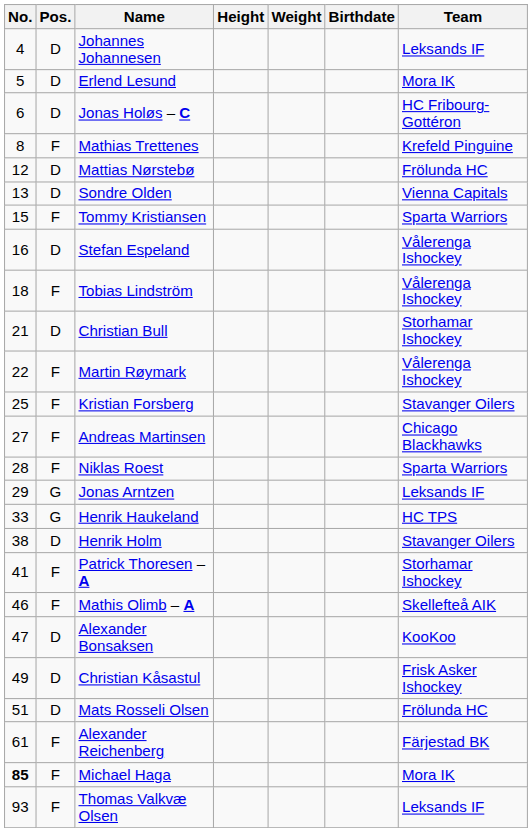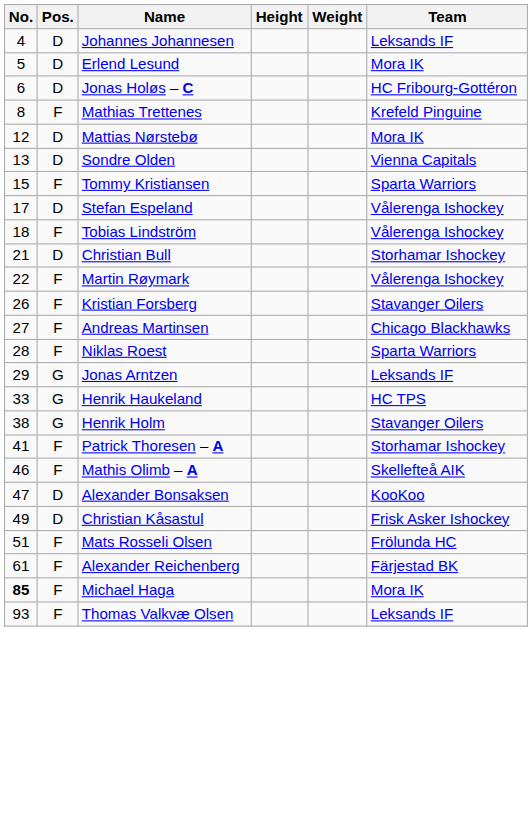- column: (362, 17)
(445, 170) Frölunda HC -> (397, 136) Mora IK
(20, 250) 16 -> (21, 208) 17
(20, 404) 25 -> (21, 304) 26
(55, 541) D -> (58, 423) G
(55, 710) D -> (58, 542) F
